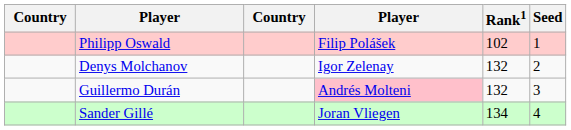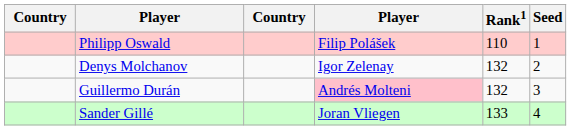(497, 43) 102 -> (497, 43) 110
(497, 113) 134 -> (497, 113) 133
